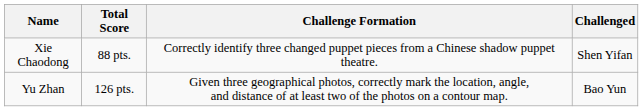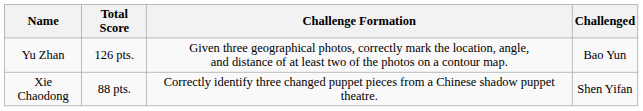rows swapped: (43, 55) <-> (43, 89)
